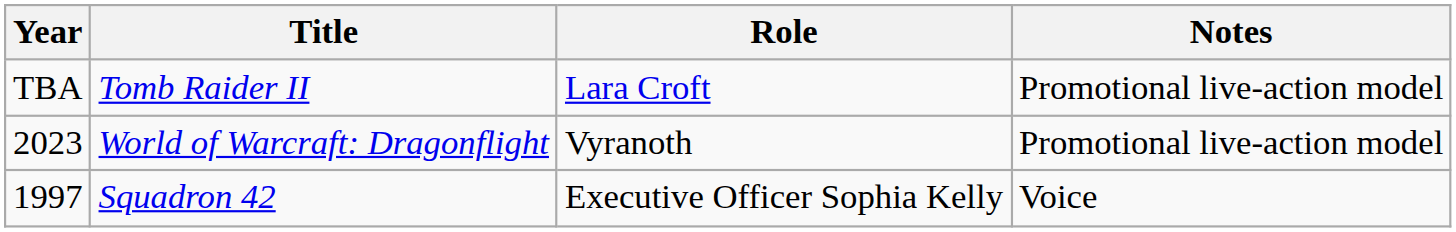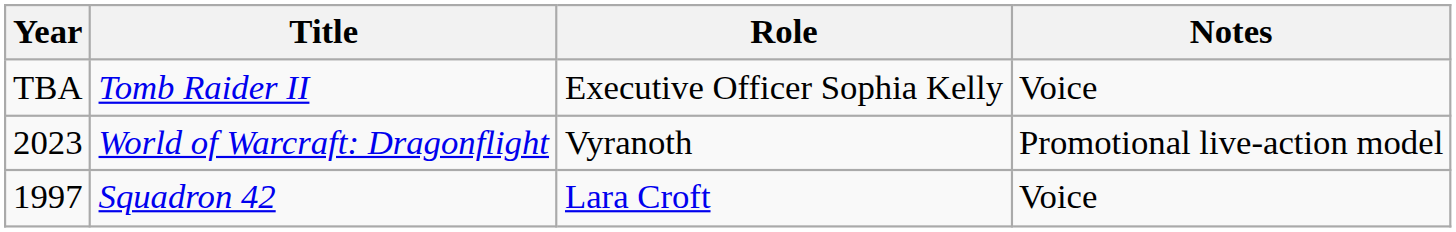(638, 87) Lara Croft -> (784, 87) Executive Officer Sophia Kelly
(1231, 87) Promotional live-action model -> (1058, 87) Voice
(784, 197) Executive Officer Sophia Kelly -> (638, 197) Lara Croft
